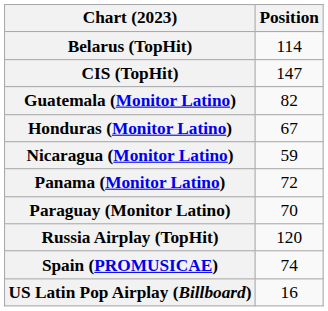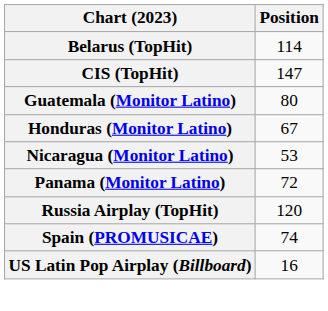(289, 100) 82 -> (289, 100) 80
(289, 155) 59 -> (289, 155) 53
- row: (130, 210)
